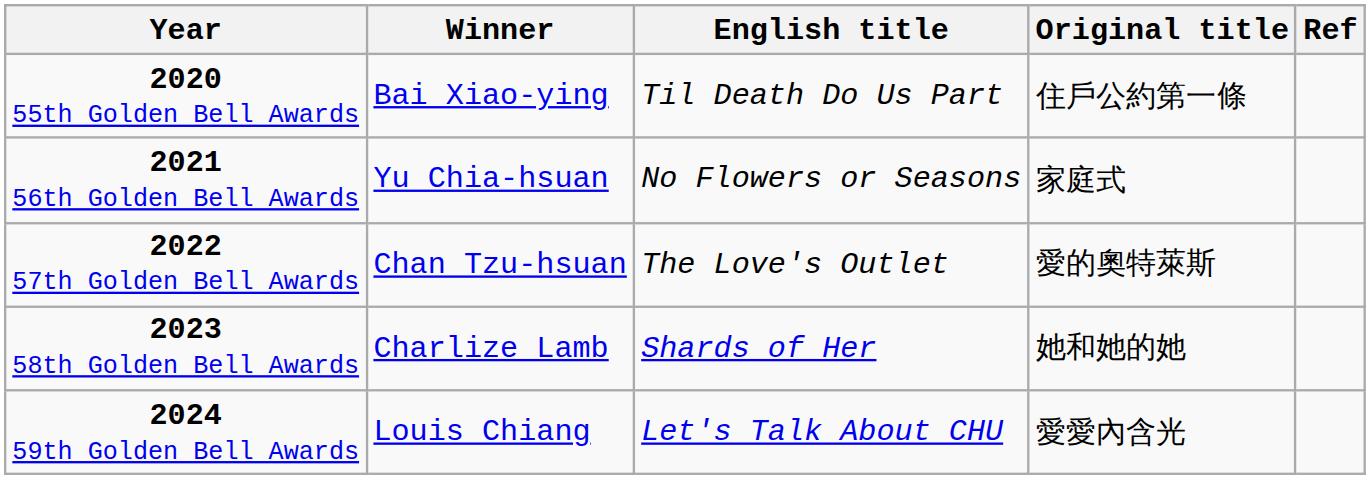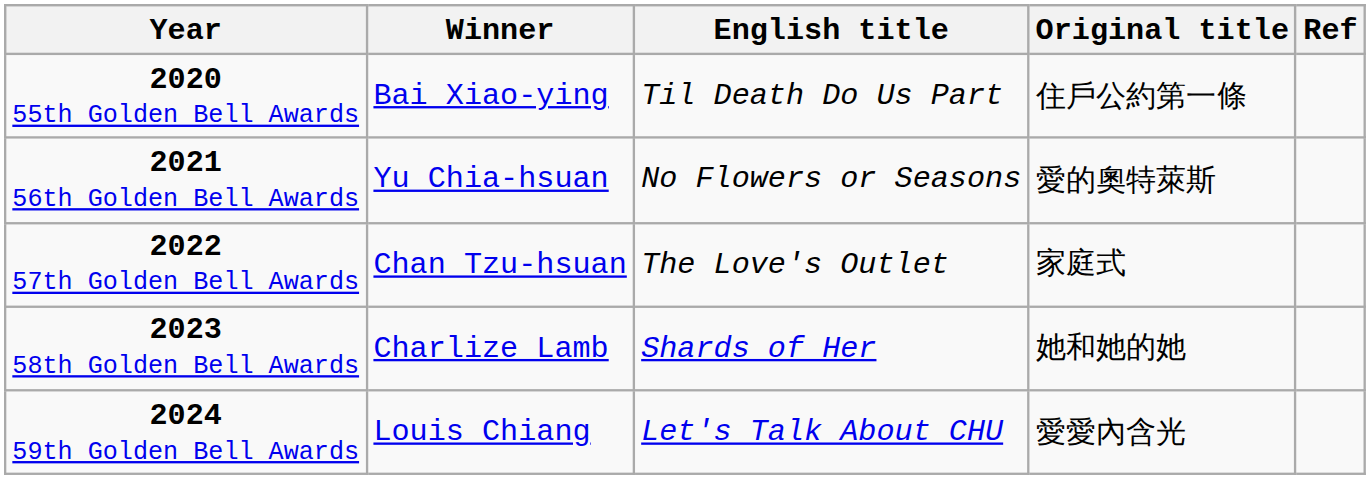(1081, 181) 家庭式 -> (1126, 181) 愛的奧特萊斯
(1126, 265) 愛的奧特萊斯 -> (1081, 265) 家庭式
